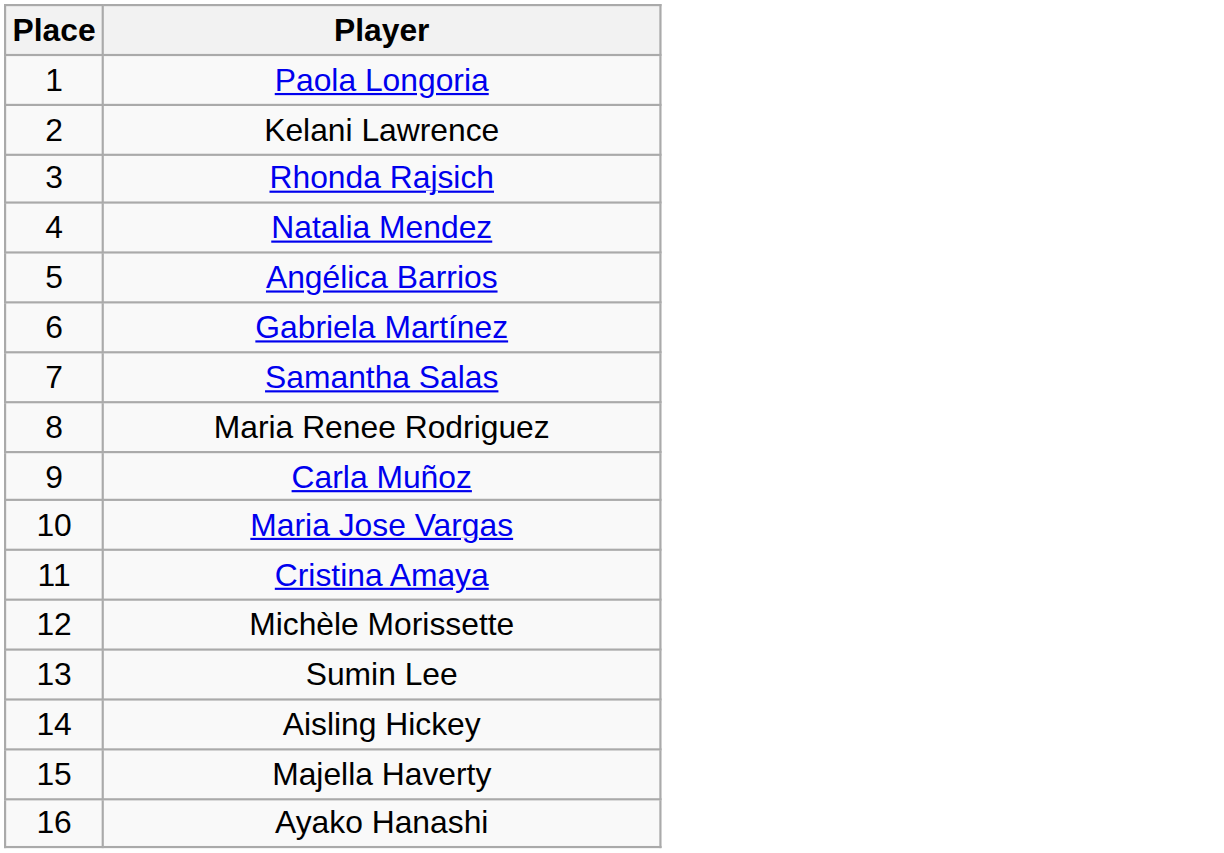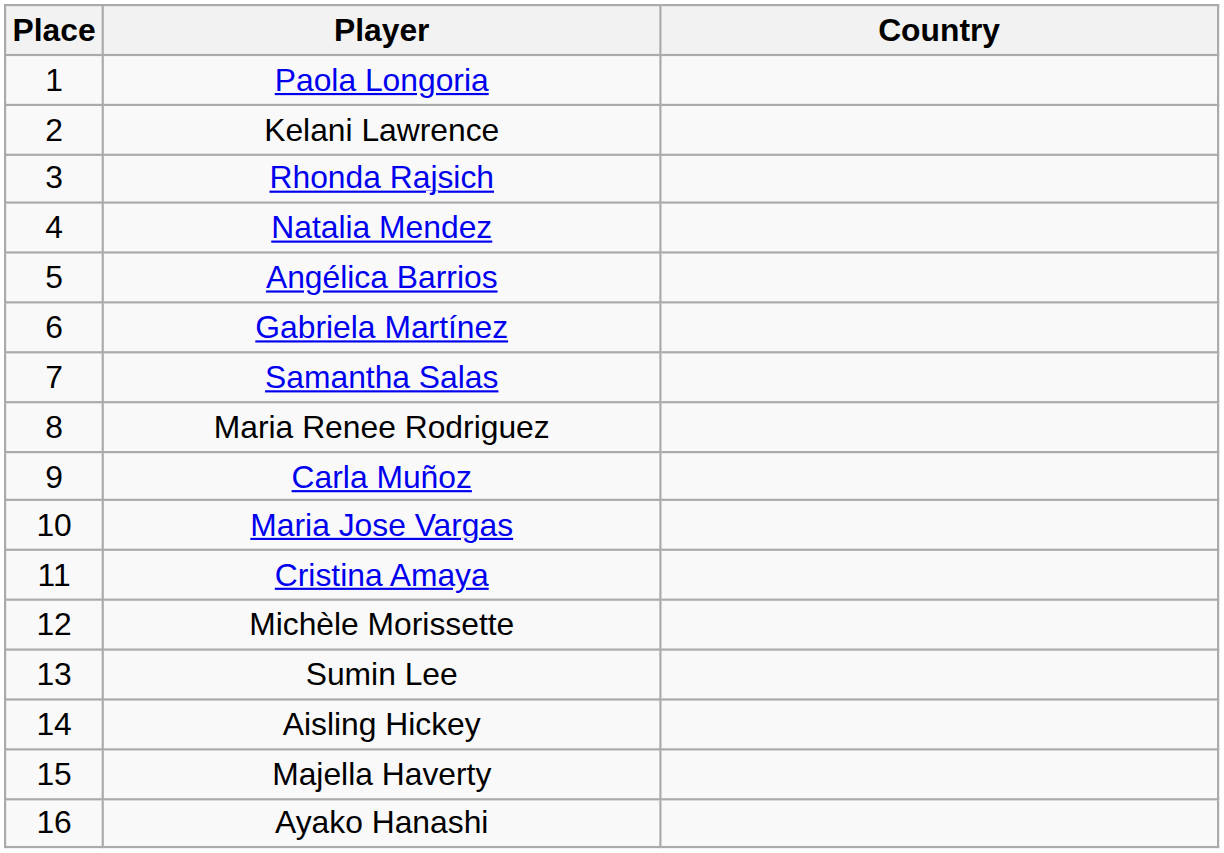+ column: (939, 30)
